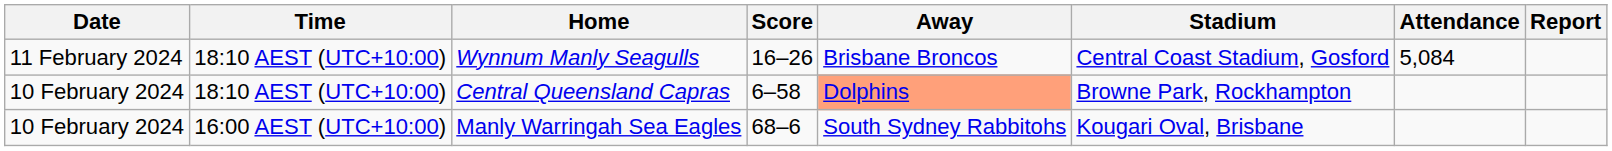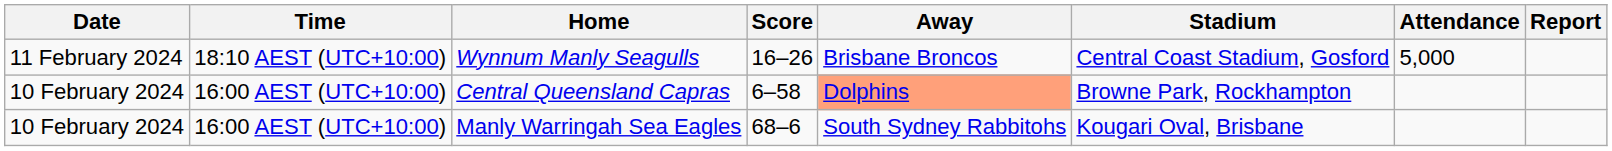(1427, 57) 5,084 -> (1427, 57) 5,000
(320, 92) 18:10 AEST (UTC+10:00) -> (320, 92) 16:00 AEST (UTC+10:00)
